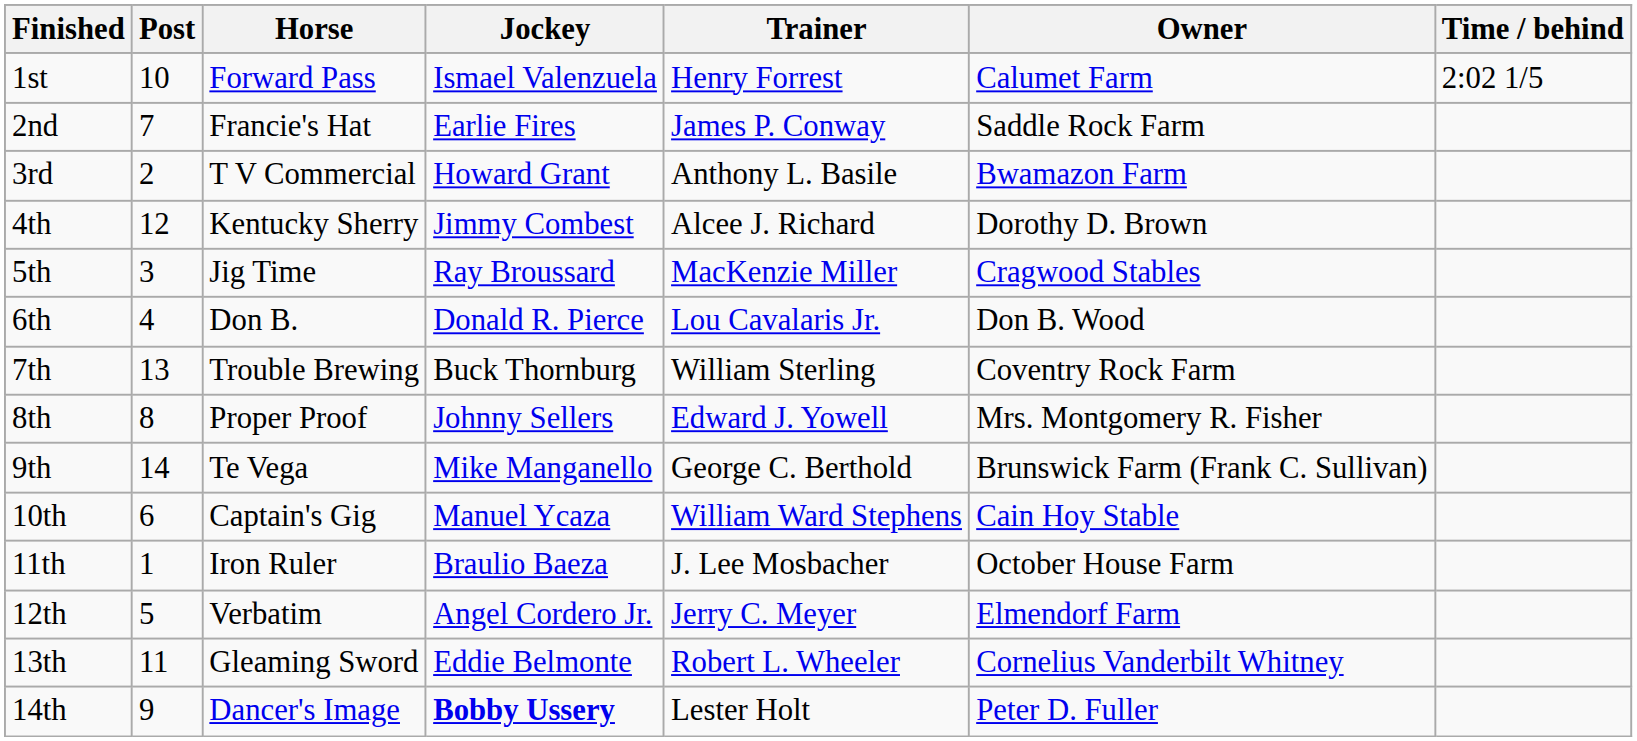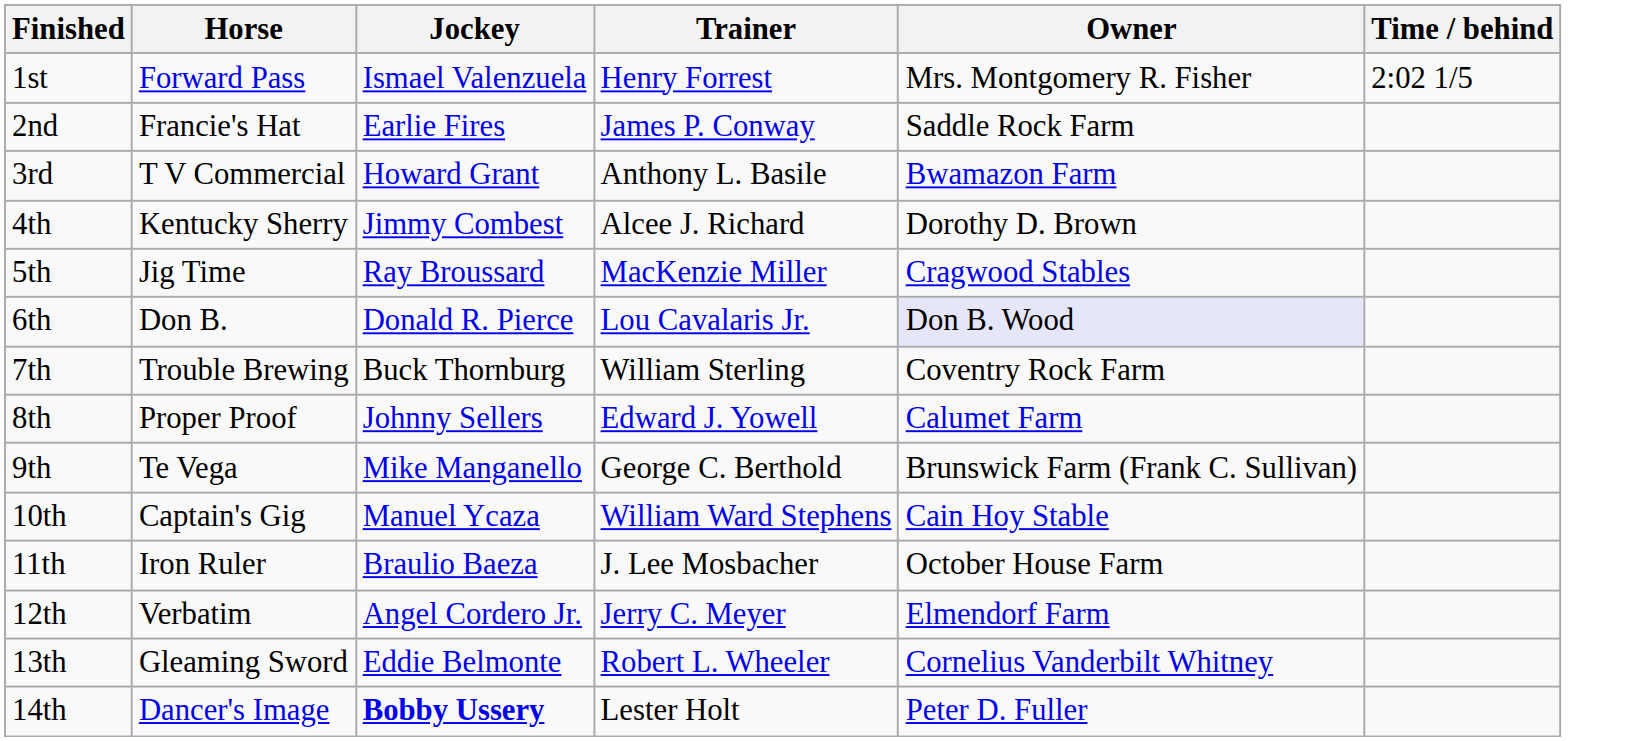- column: (167, 28)
(1064, 77) Calumet Farm -> (1079, 77) Mrs. Montgomery R. Fisher
(1060, 321) no background -> (990, 321) lavender background
(1149, 418) Mrs. Montgomery R. Fisher -> (994, 418) Calumet Farm
